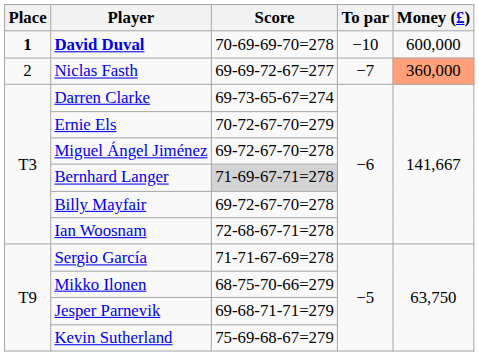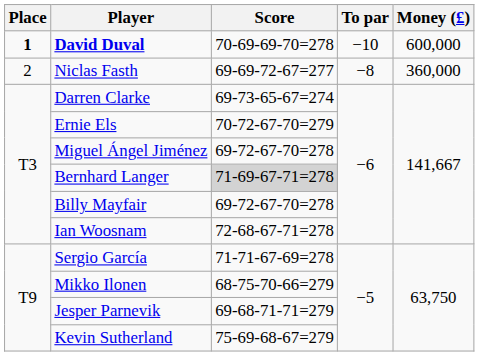(365, 71) −7 -> (365, 71) −8
(433, 71) lightsalmon background -> (433, 71) no background
